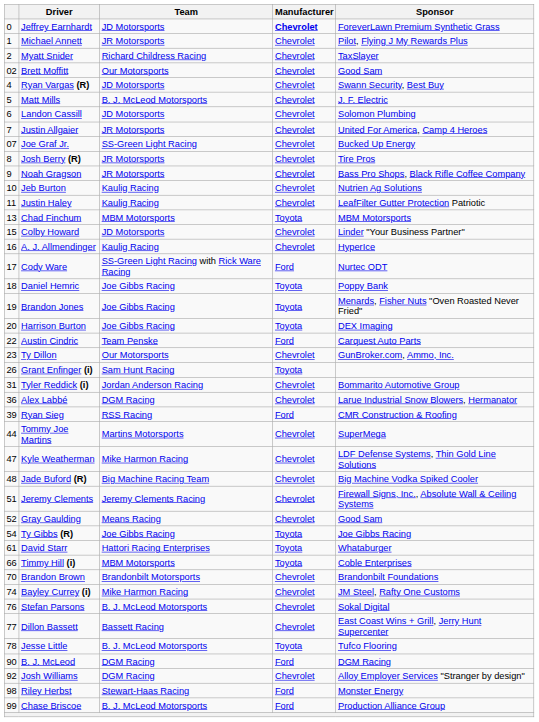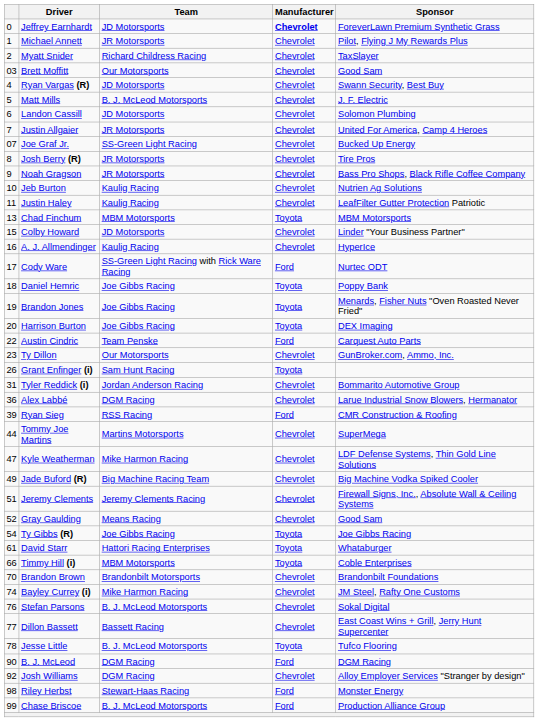(12, 71) 02 -> (12, 71) 03
(12, 479) 48 -> (12, 479) 49
